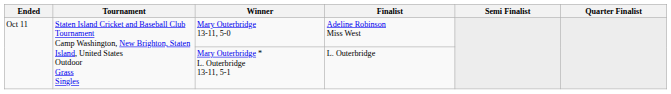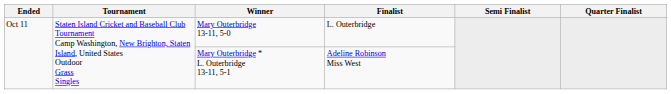(356, 29) Adeline Robinson Miss West -> (351, 24) L. Outerbridge
(351, 53) L. Outerbridge -> (356, 58) Adeline Robinson Miss West
